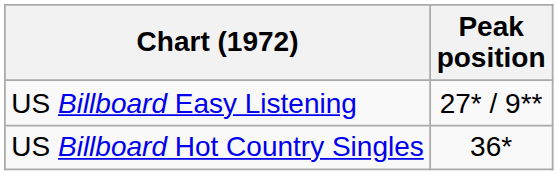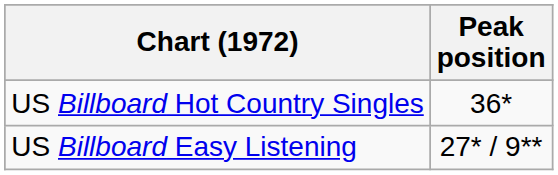rows swapped: (184, 102) <-> (218, 147)
